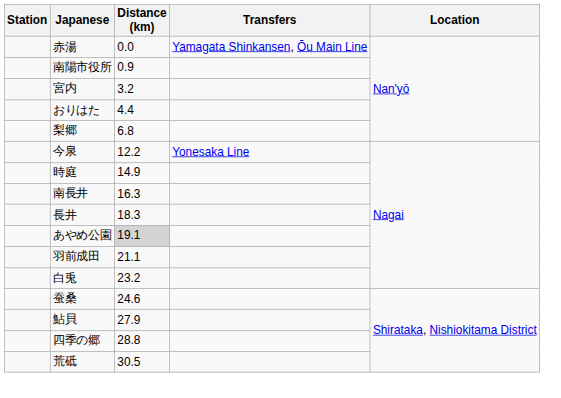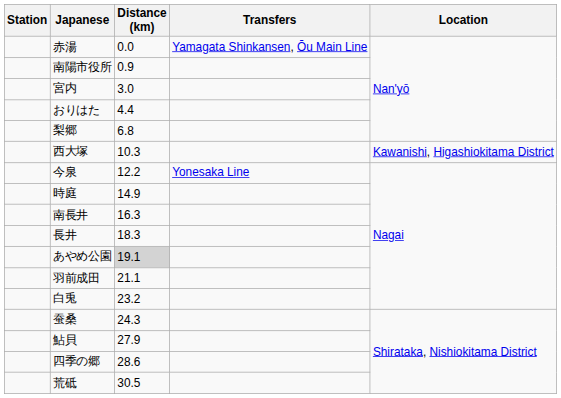(126, 89) 3.2 -> (126, 89) 3.0
+ row: (70, 151)
(129, 299) 24.6 -> (129, 320) 24.3
(129, 341) 28.8 -> (129, 362) 28.6
